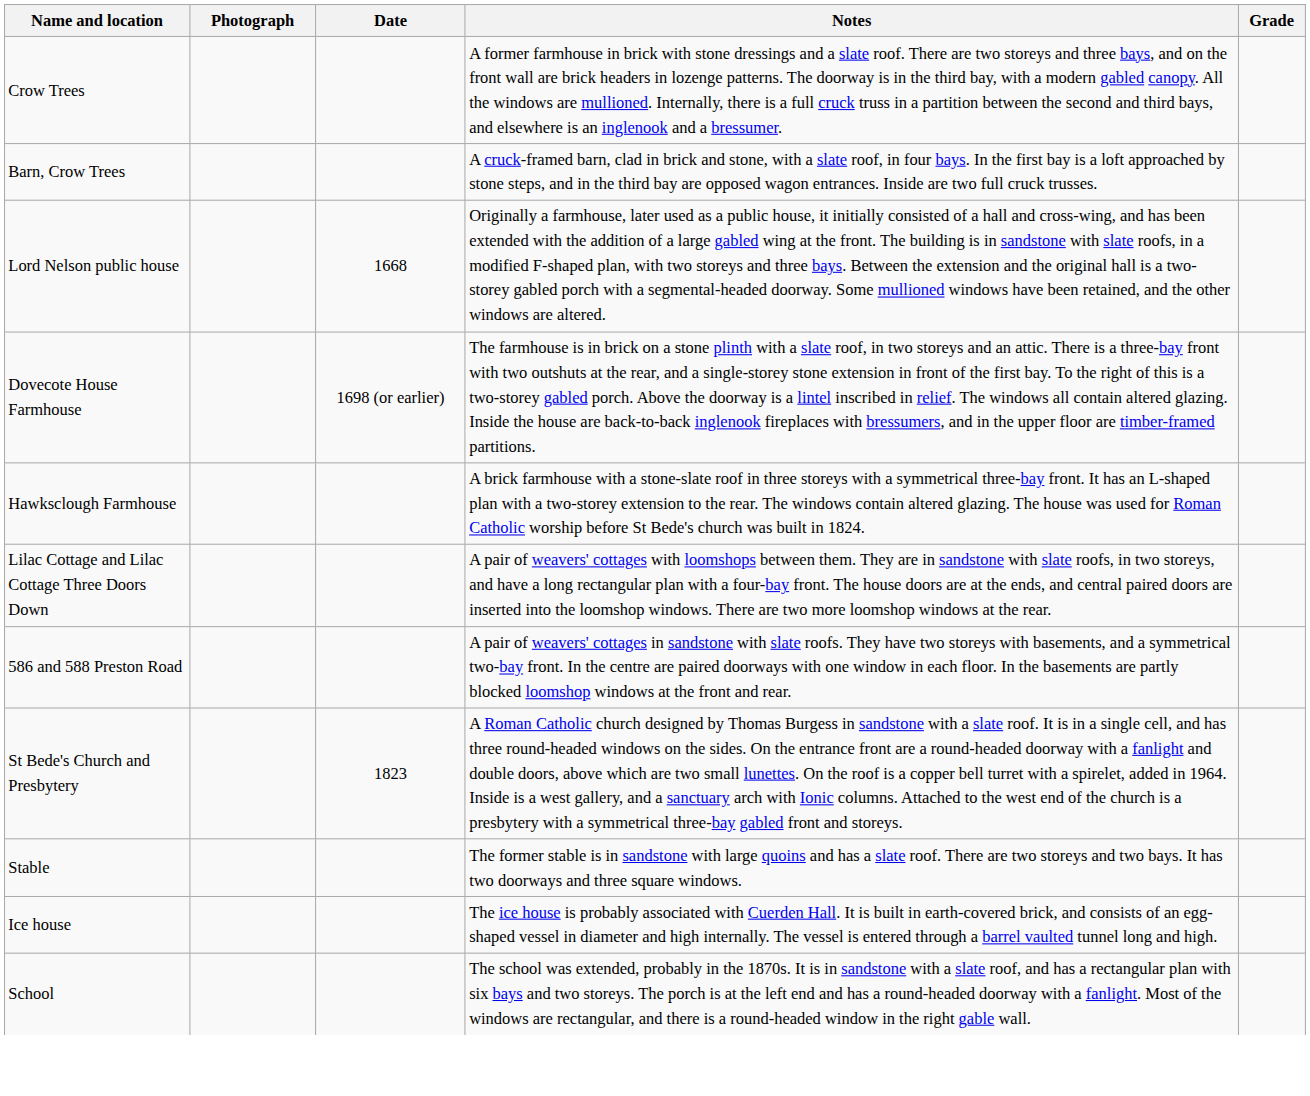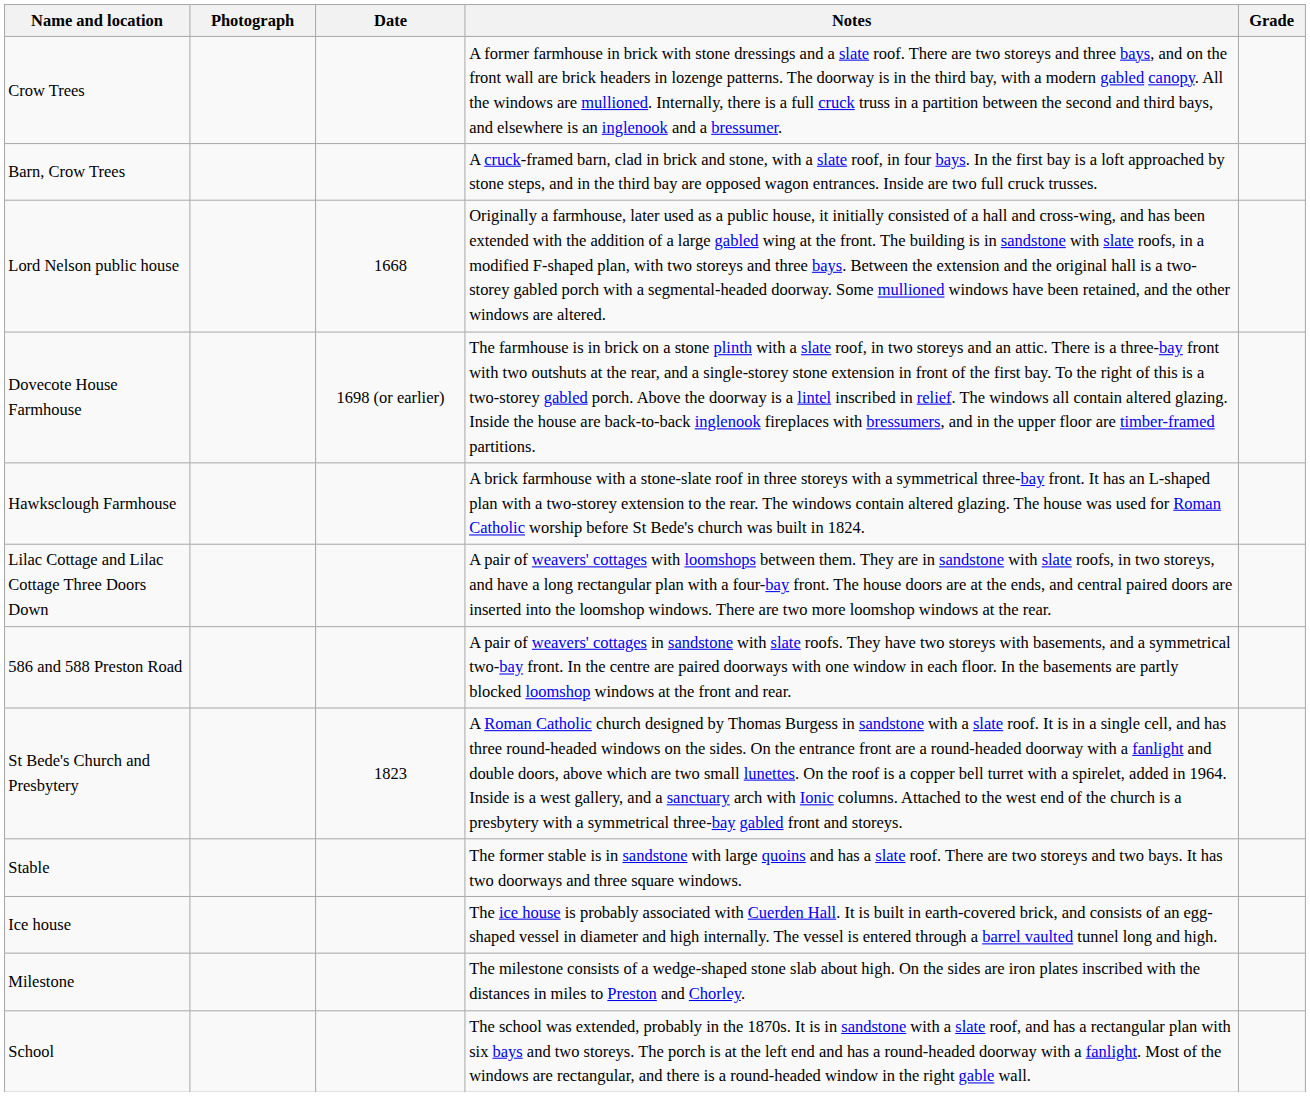+ row: (41, 981)
